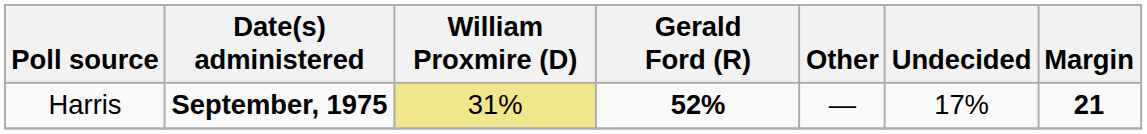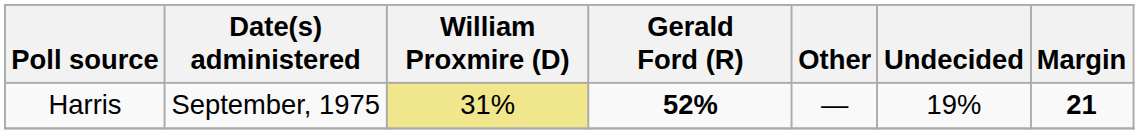(280, 104) bold -> (276, 104) normal
(962, 104) 17% -> (954, 104) 19%
